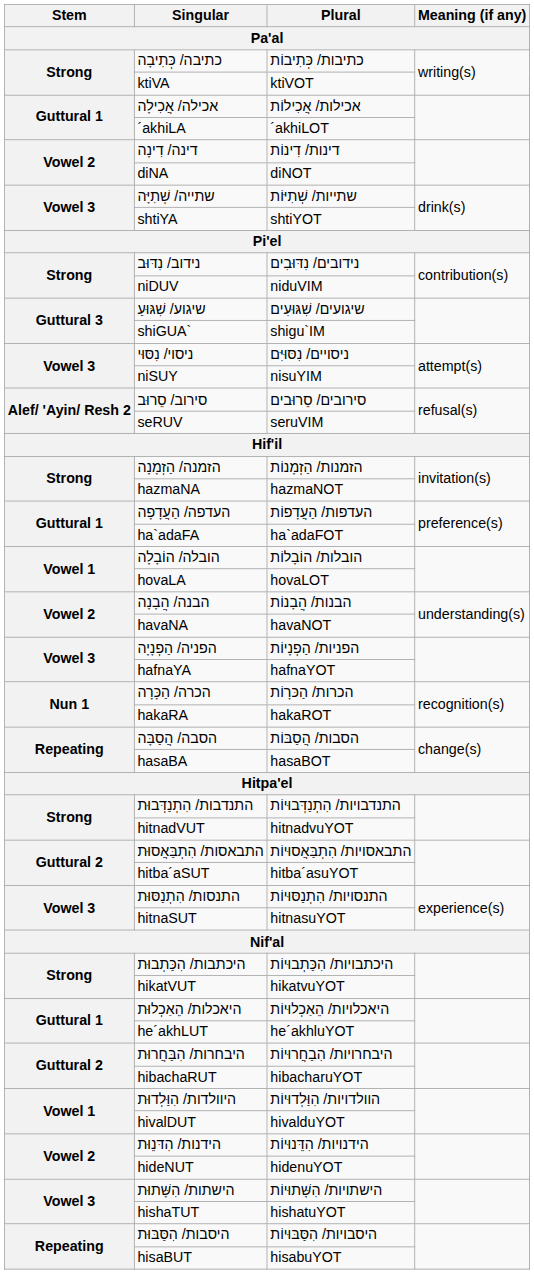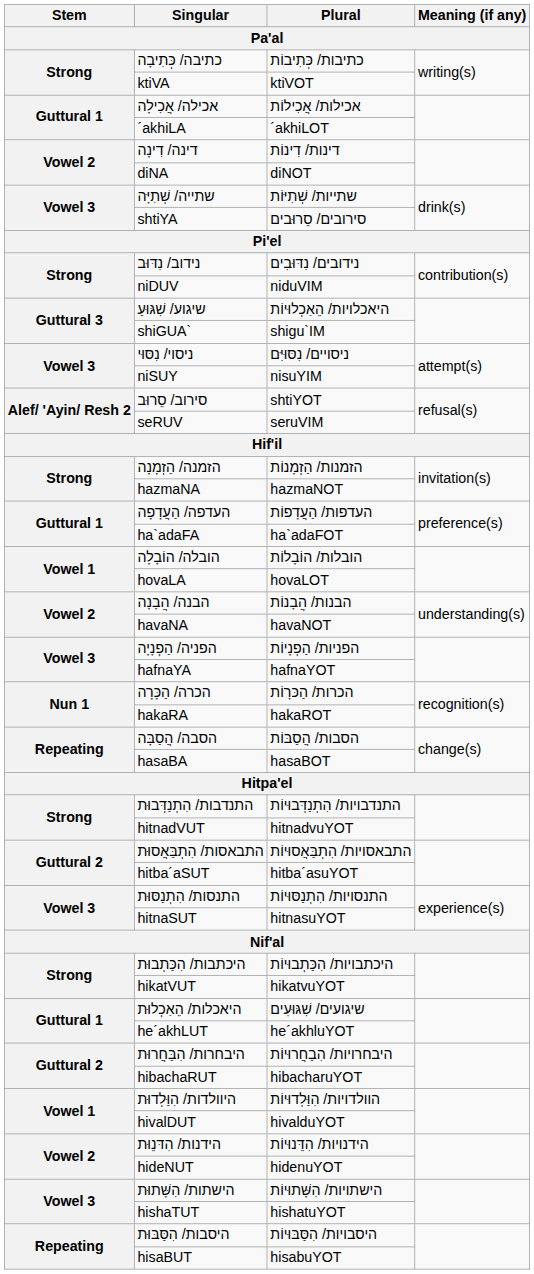(296, 219) shtiYOT -> (318, 219) סירובים/ סֵרוּבים
(317, 309) שיגועים/ שִׁגּוּעִים -> (330, 309) היאכלויות/ הֵאַכְלוּיוֹת
(318, 399) סירובים/ סֵרוּבים -> (296, 399) shtiYOT
(330, 1009) היאכלויות/ הֵאַכְלוּיוֹת -> (317, 1009) שיגועים/ שִׁגּוּעִים
